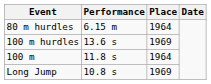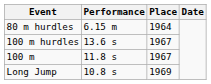(160, 42) 1969 -> (160, 42) 1967
(160, 57) 1964 -> (160, 57) 1967
